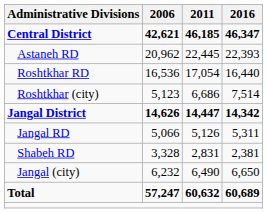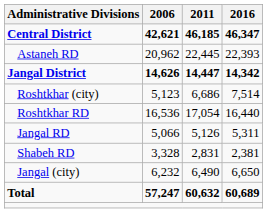rows swapped: (53, 73) <-> (47, 113)
